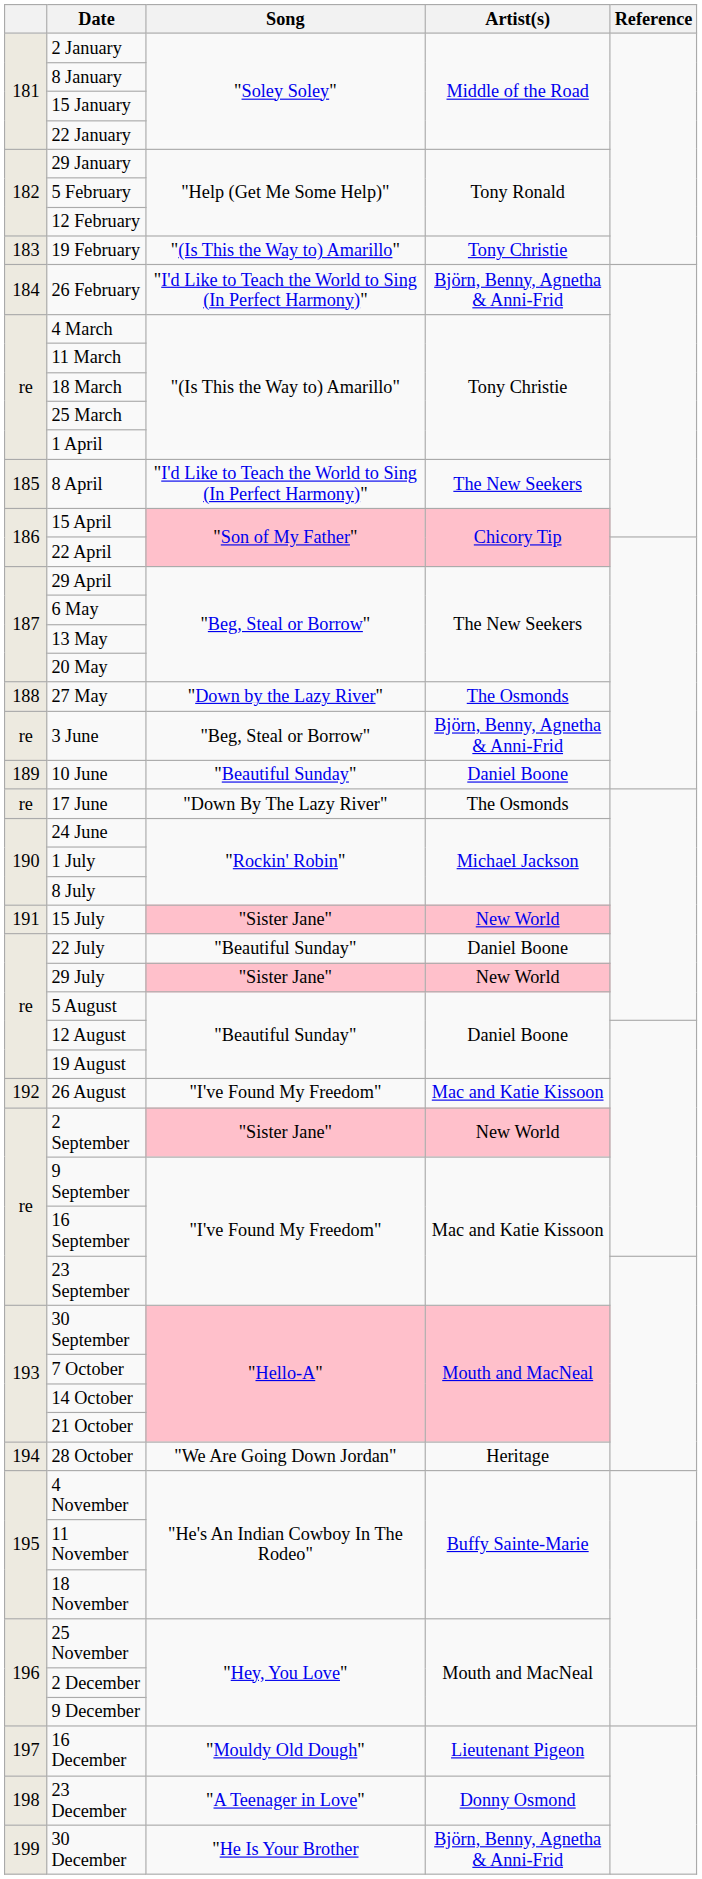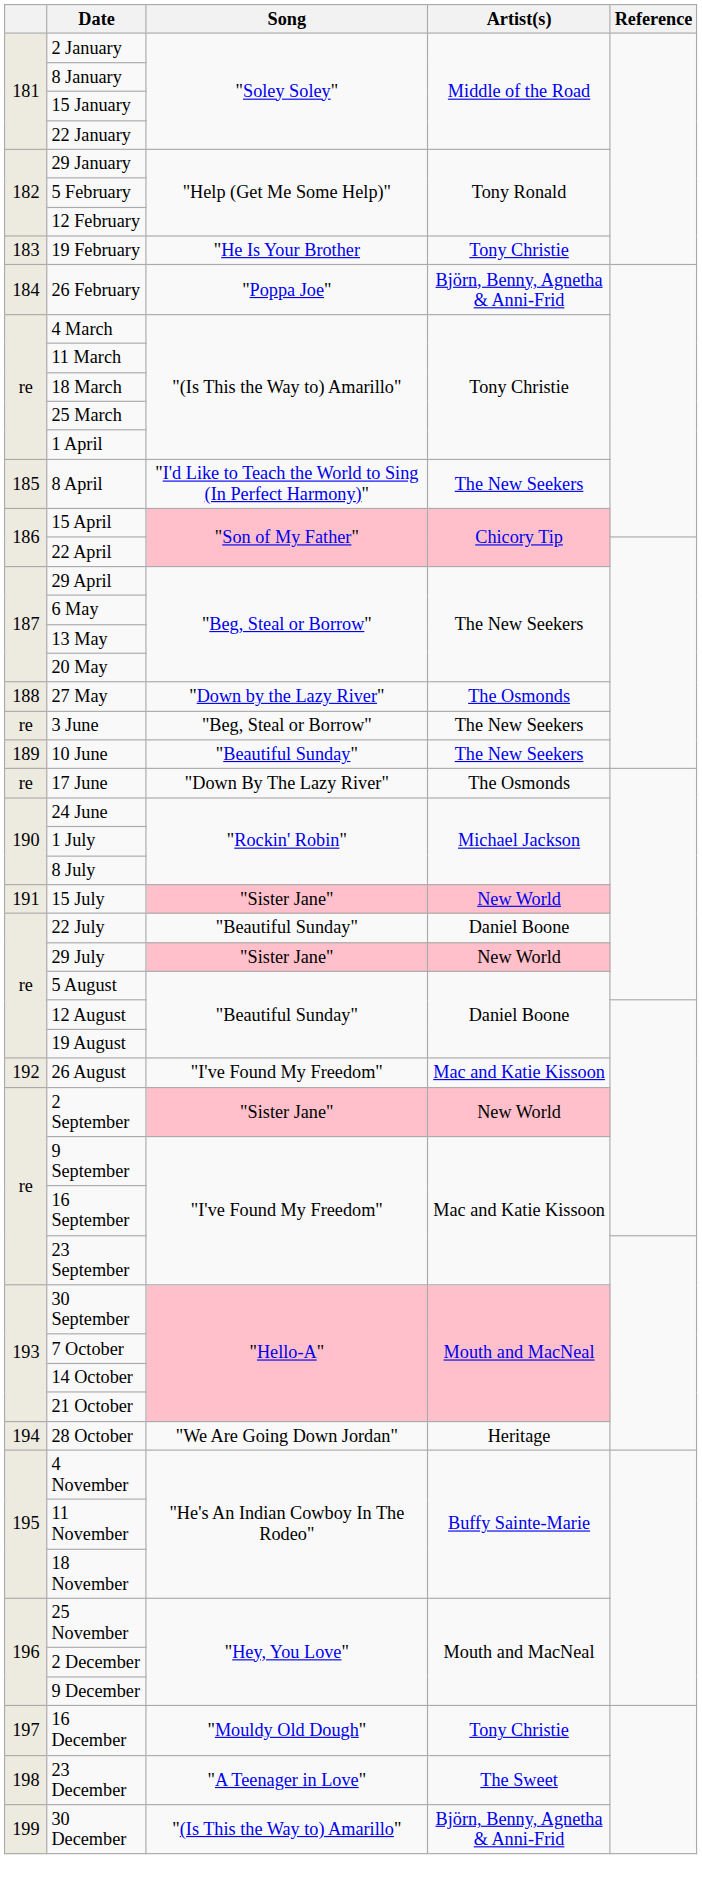(285, 250) "(Is This the Way to) Amarillo" -> (287, 250) "He Is Your Brother
(285, 289) "I'd Like to Teach the World to Sing (In Perfect Harmony)" -> (287, 289) "Poppa Joe"
(518, 735) Björn, Benny, Agnetha & Anni-Frid -> (519, 725) The New Seekers
(518, 774) Daniel Boone -> (519, 754) The New Seekers
(518, 1750) Lieutenant Pigeon -> (519, 1730) Tony Christie
(518, 1800) Donny Osmond -> (519, 1779) The Sweet
(285, 1849) "He Is Your Brother -> (287, 1829) "(Is This the Way to) Amarillo"
